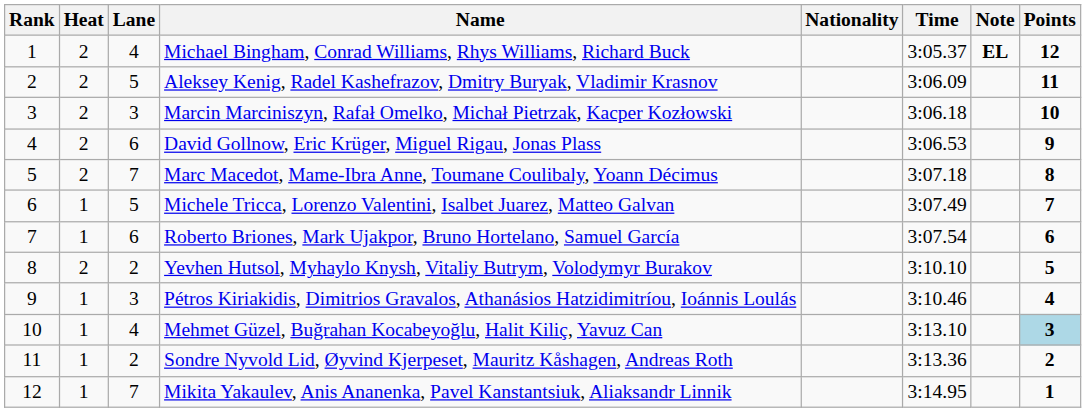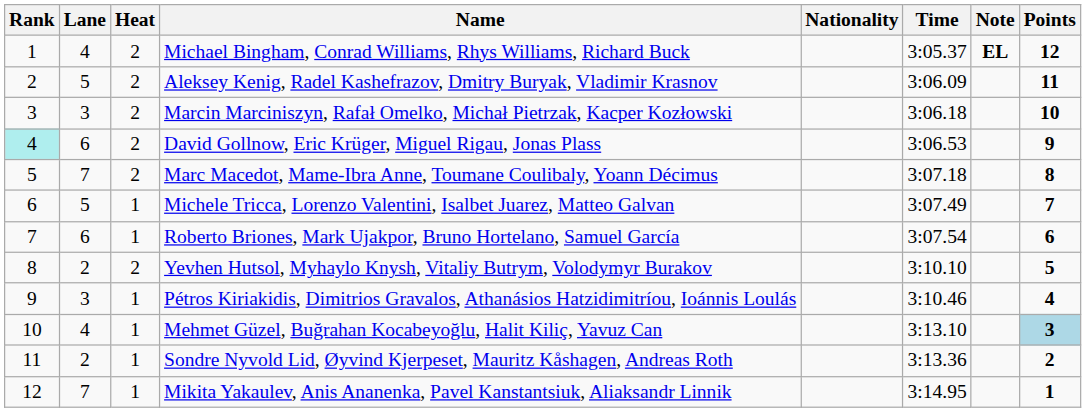columns swapped: (84, 19) <-> (134, 19)
(32, 143) no background -> (32, 143) paleturquoise background
